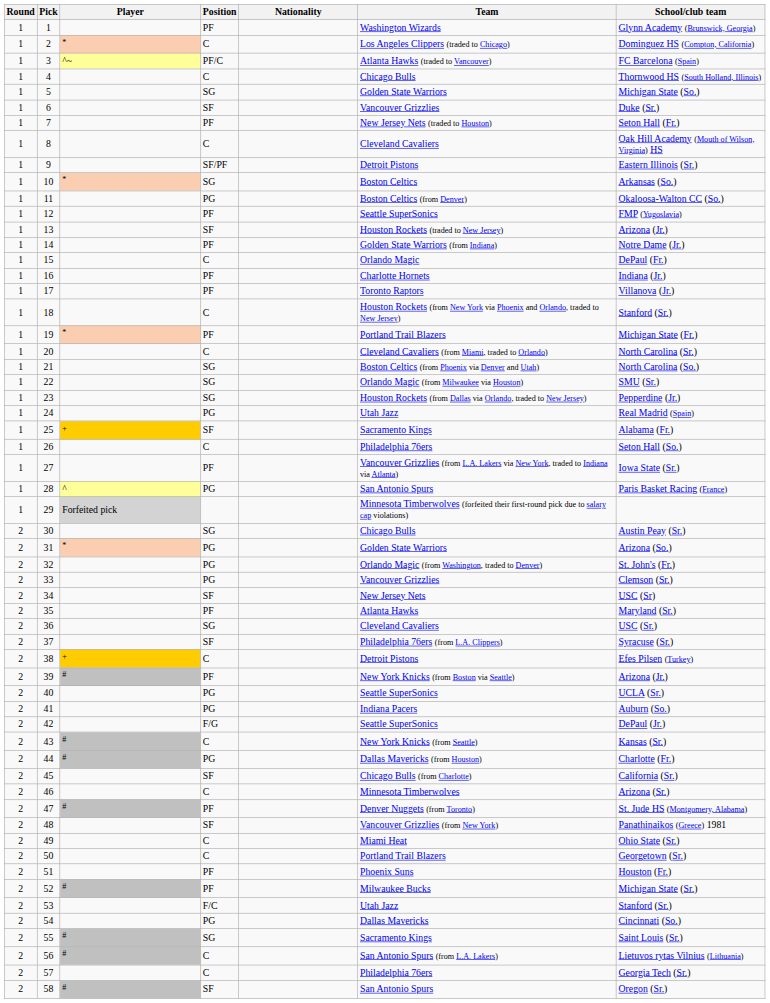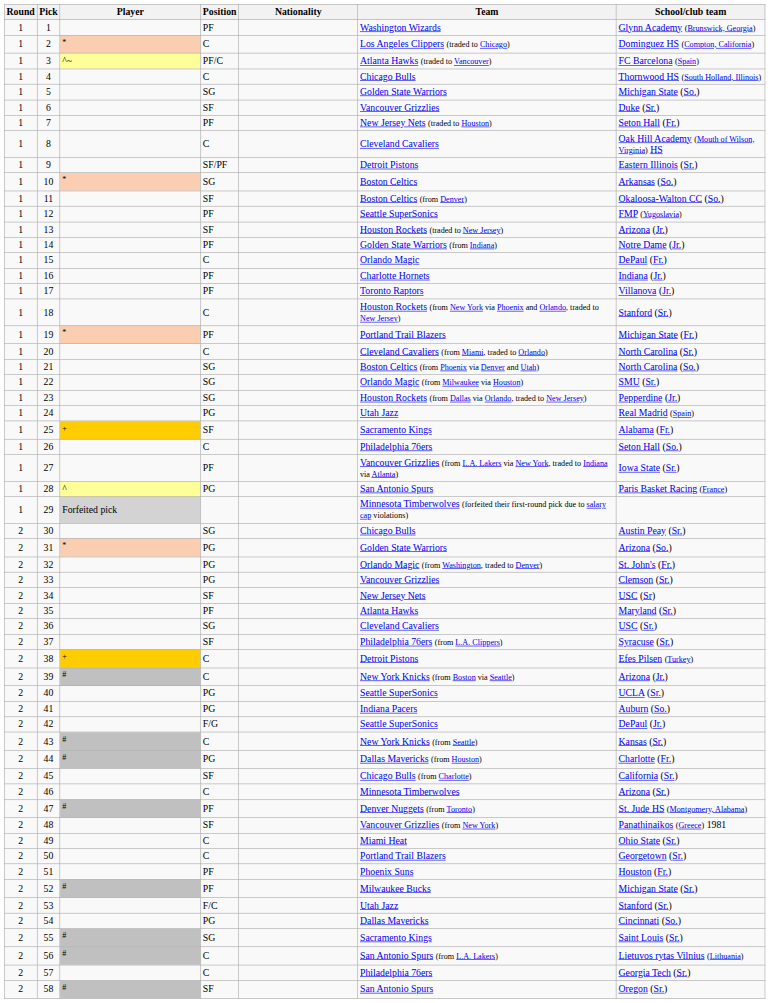(209, 198) PG -> (208, 198) SF
(208, 676) PF -> (206, 676) C
